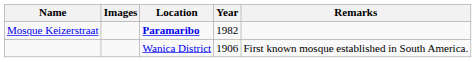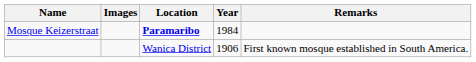(227, 30) 1982 -> (227, 30) 1984
